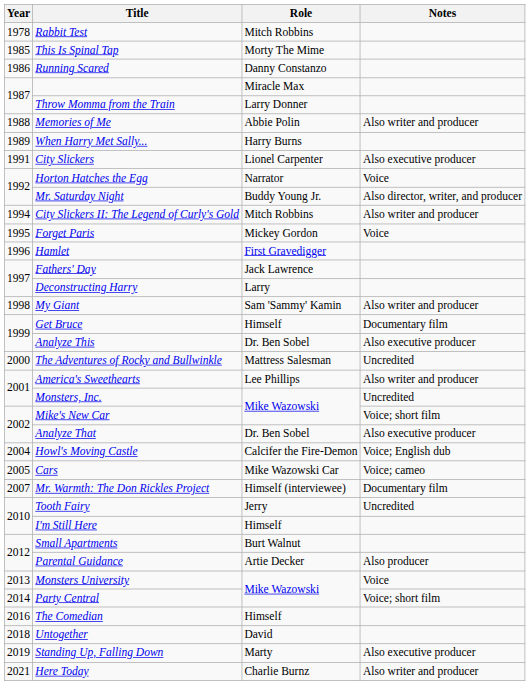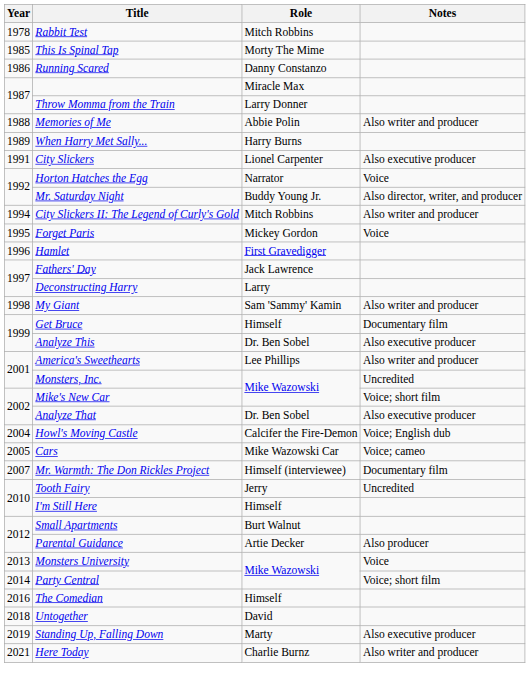- row: (129, 360)
